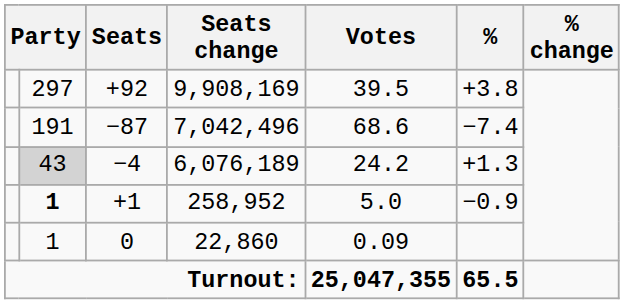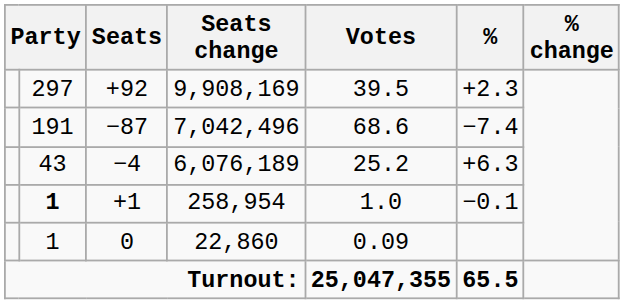(490, 89) +3.8 -> (490, 89) +2.3
(53, 165) lightgrey background -> (53, 165) no background
(381, 165) 24.2 -> (381, 165) 25.2
(490, 165) +1.3 -> (490, 165) +6.3
(236, 204) 258,952 -> (236, 204) 258,954
(381, 204) 5.0 -> (381, 204) 1.0
(490, 204) −0.9 -> (490, 204) −0.1
